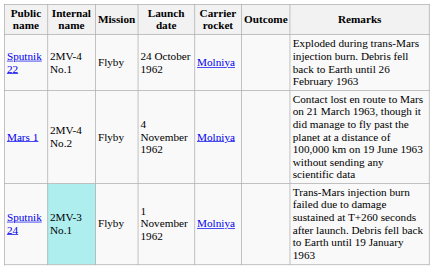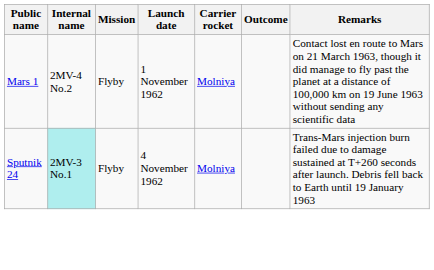- row: (24, 62)
(164, 137) 4 November 1962 -> (164, 81) 1 November 1962
(164, 224) 1 November 1962 -> (164, 168) 4 November 1962
